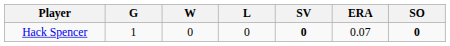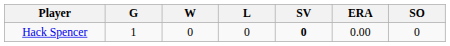(360, 32) 0.07 -> (360, 32) 0.00
(417, 32) bold -> (417, 32) normal
